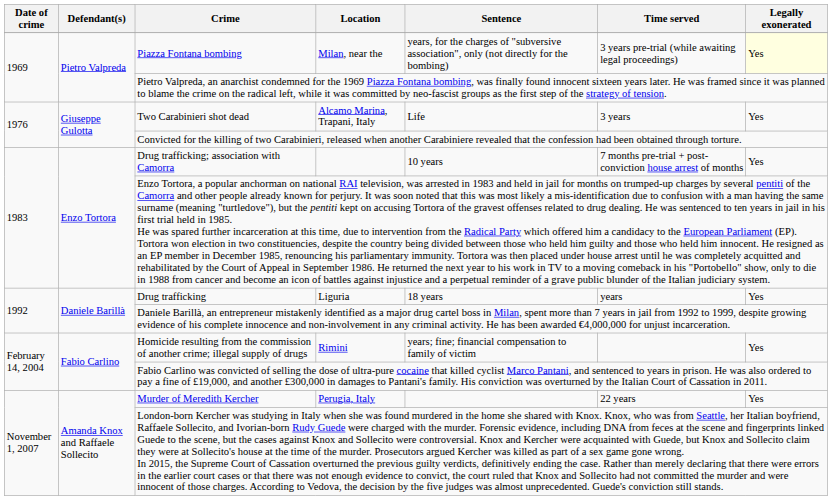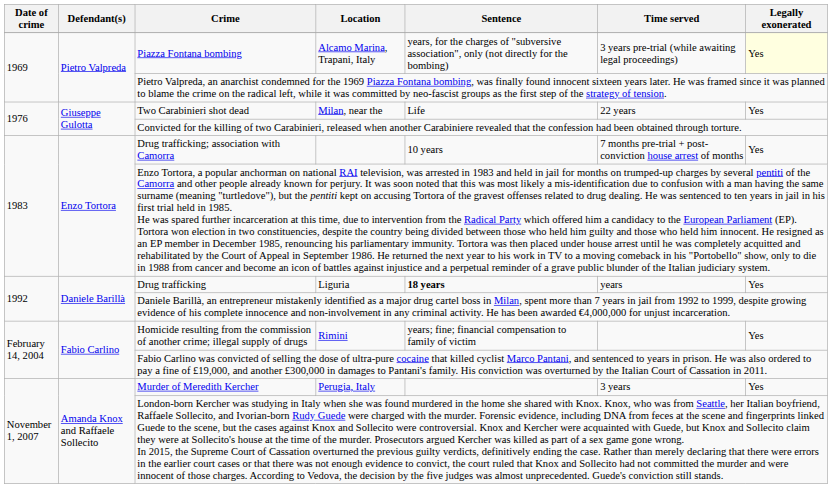(350, 53) Milan, near the -> (353, 53) Alcamo Marina, Trapani, Italy
(353, 116) Alcamo Marina, Trapani, Italy -> (350, 110) Milan, near the
(615, 116) 3 years -> (618, 110) 22 years
(425, 296) normal -> (426, 284) bold
(618, 399) 22 years -> (615, 387) 3 years
